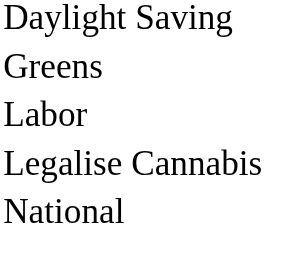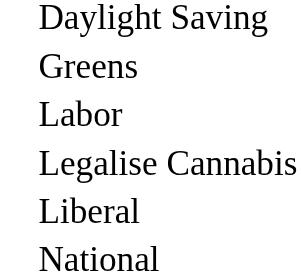+ row: (89, 211)
